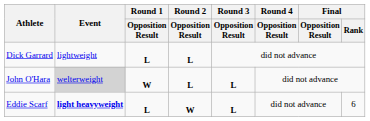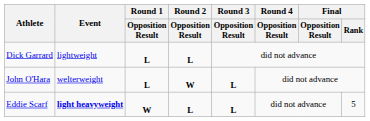(80, 80) lightgrey background -> (80, 80) no background
(147, 85) W -> (147, 85) L
(190, 85) L -> (190, 85) W
(147, 110) L -> (147, 110) W
(190, 110) W -> (190, 110) L
(353, 104) 6 -> (353, 104) 5
